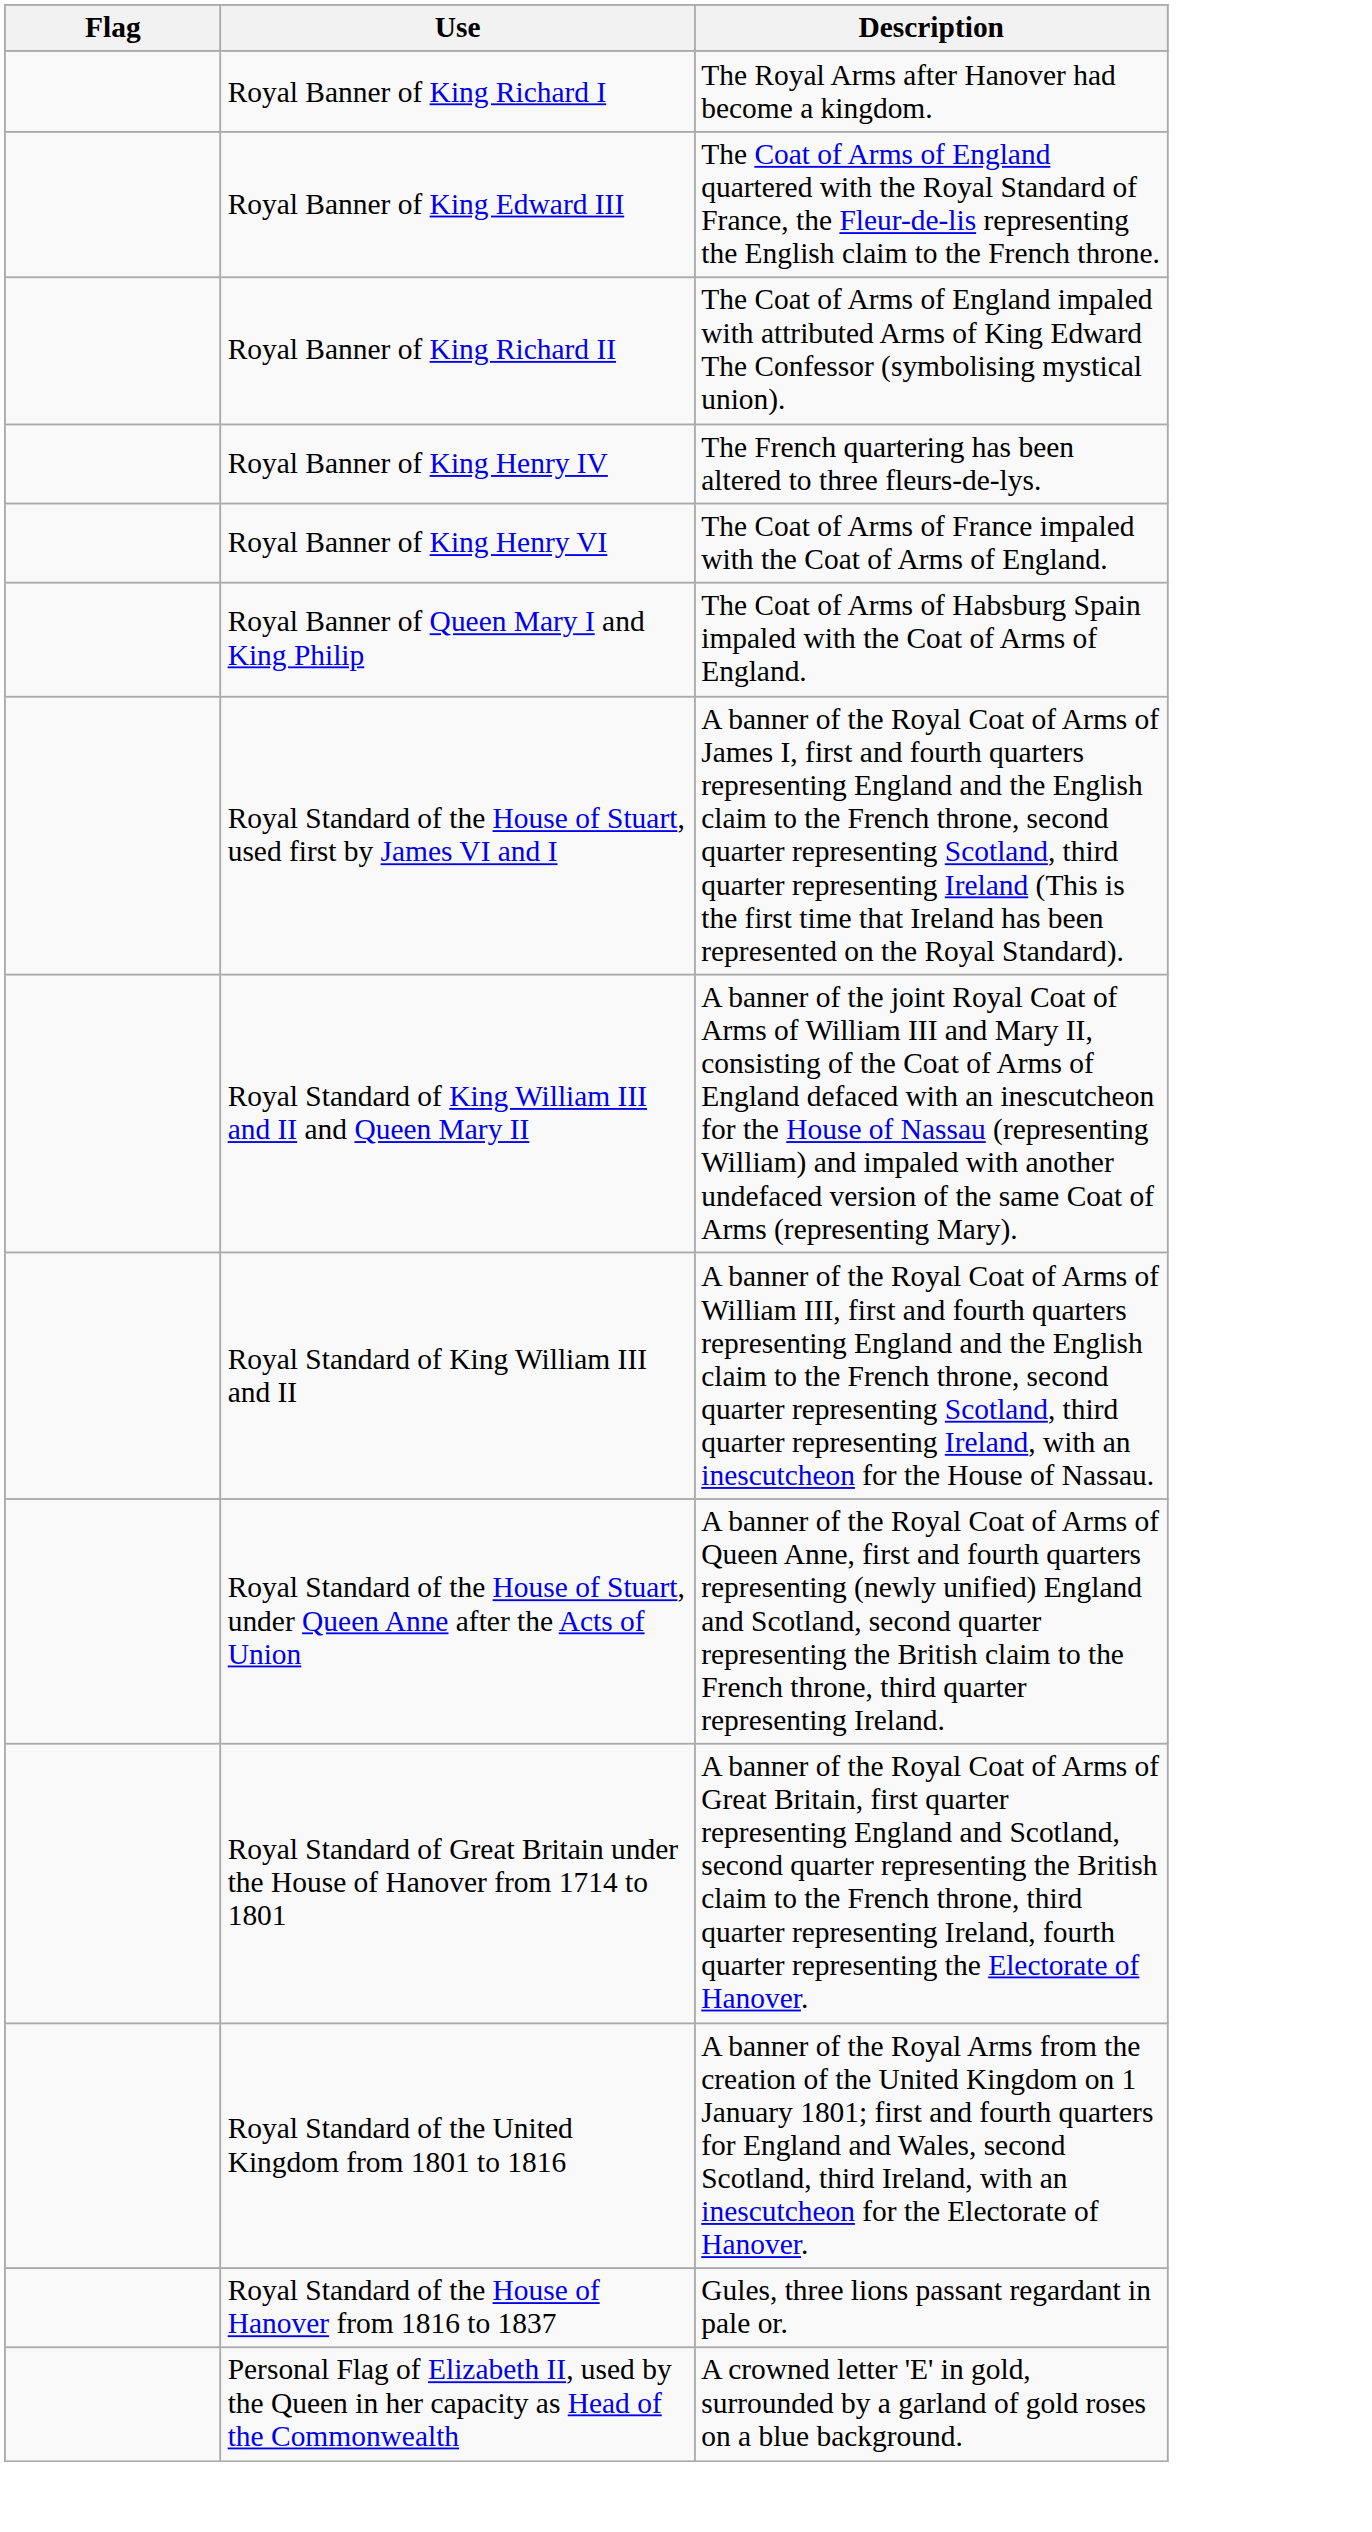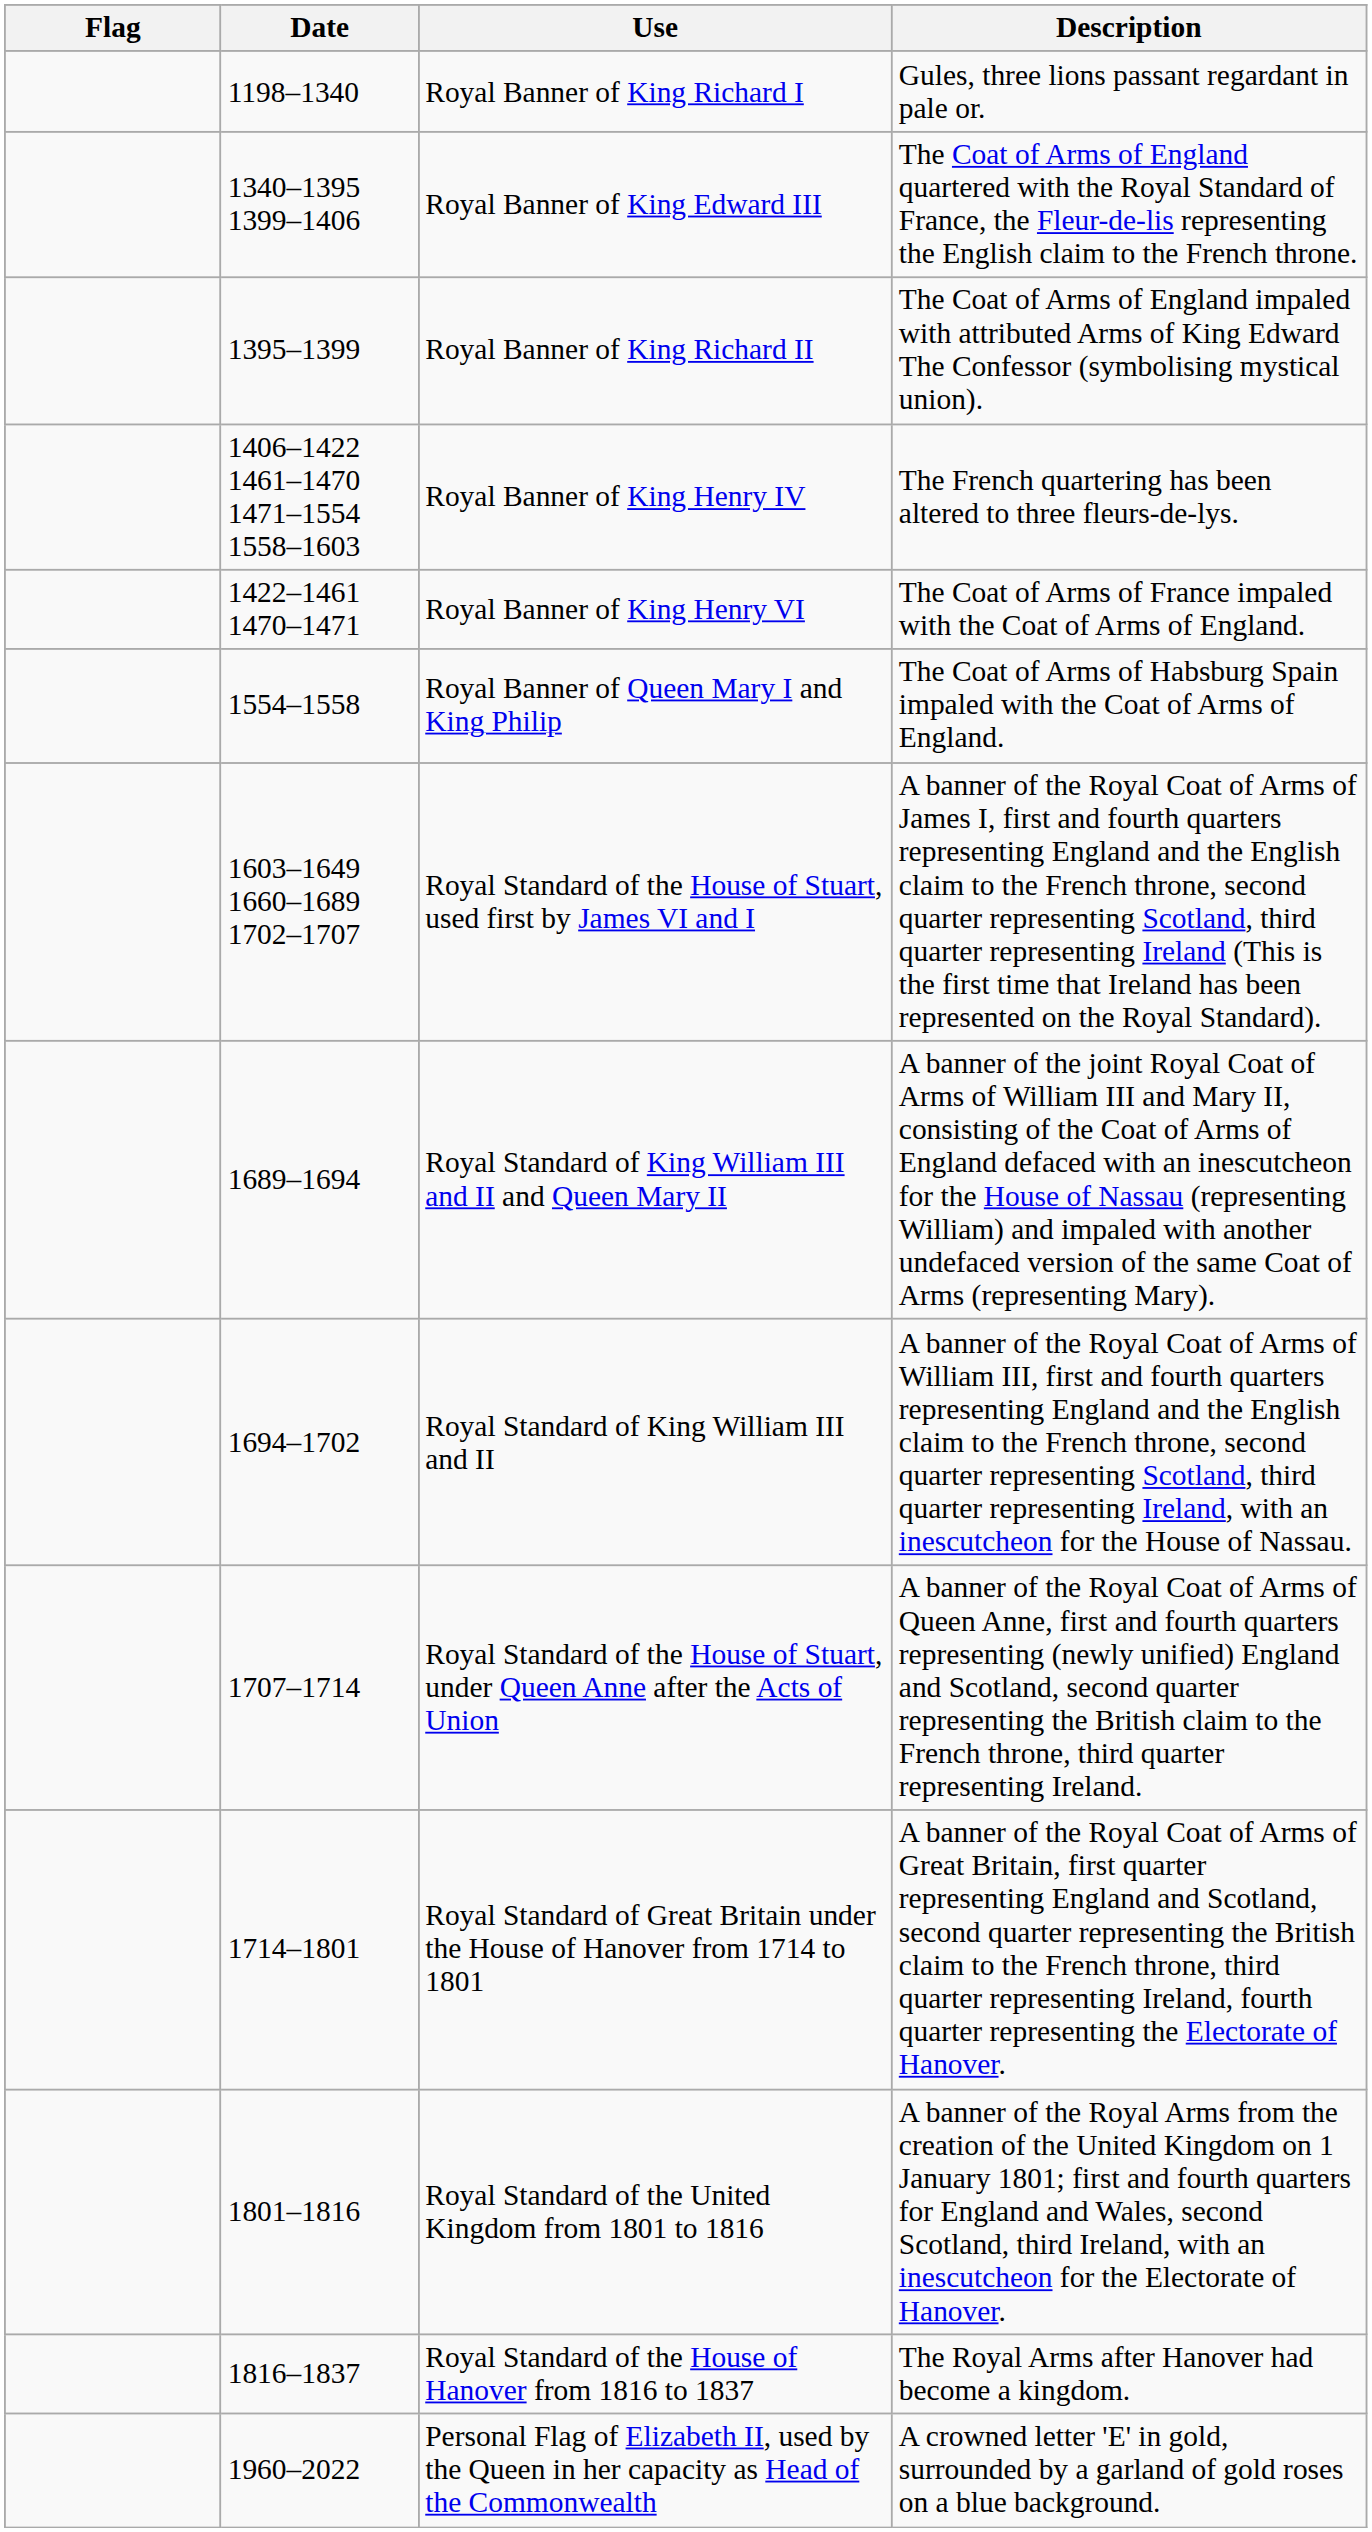+ column: (320, 27)
(908, 91) The Royal Arms after Hanover had become a kingdom. -> (1124, 91) Gules, three lions passant regardant in pale or.
(926, 2307) Gules, three lions passant regardant in pale or. -> (1106, 2373) The Royal Arms after Hanover had become a kingdom.
